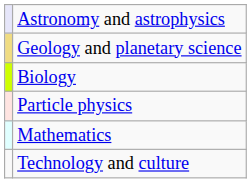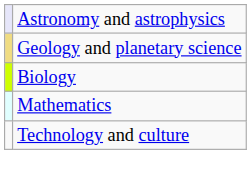- row: (75, 105)
